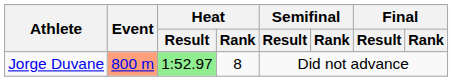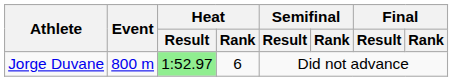(133, 64) lightsalmon background -> (133, 64) no background
(238, 64) 8 -> (238, 64) 6
